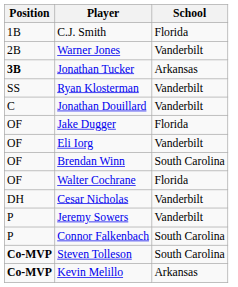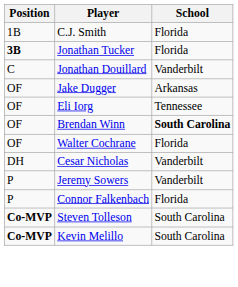- row: (89, 50)
(176, 69) Arkansas -> (171, 50) Florida
- row: (98, 87)
(171, 124) Florida -> (176, 87) Arkansas
(179, 143) Vanderbilt -> (178, 106) Tennessee
(190, 161) normal -> (192, 124) bold
(190, 236) South Carolina -> (171, 198) Florida
(176, 273) Arkansas -> (190, 236) South Carolina
